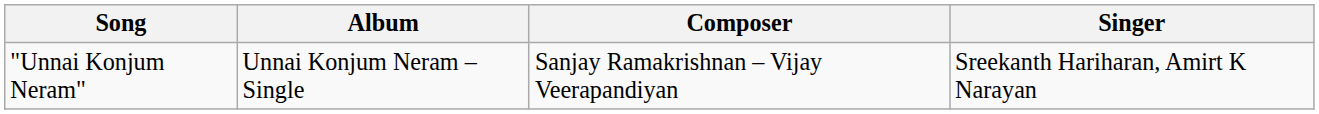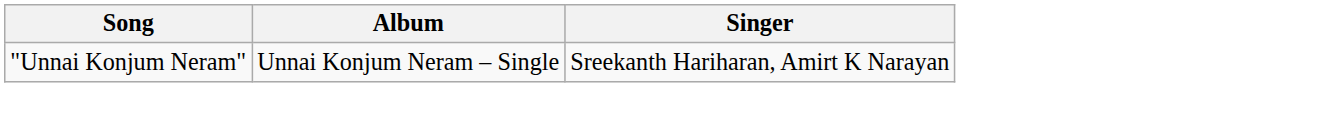- column: (739, 23)
